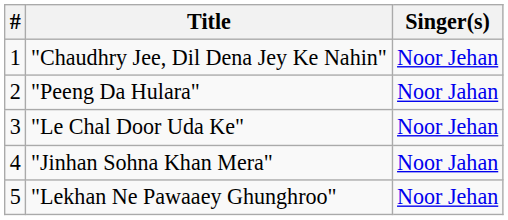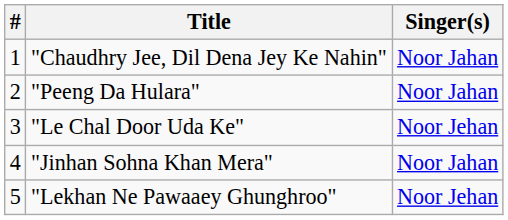(448, 57) Noor Jehan -> (448, 57) Noor Jahan
